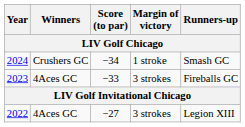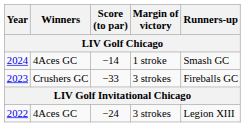(61, 61) Crushers GC -> (55, 61) 4Aces GC
(110, 61) −34 -> (110, 61) −14
(55, 78) 4Aces GC -> (61, 78) Crushers GC
(110, 113) −27 -> (110, 113) −24
